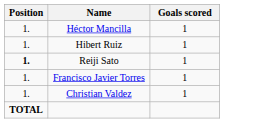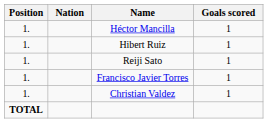+ column: (70, 12)
(26, 61) bold -> (26, 61) normal
